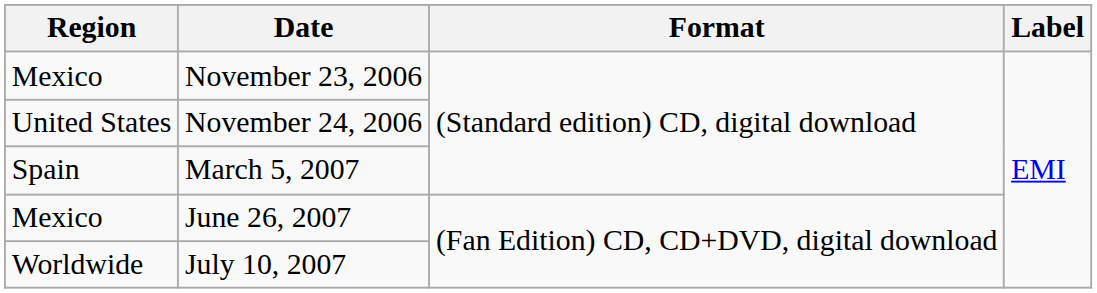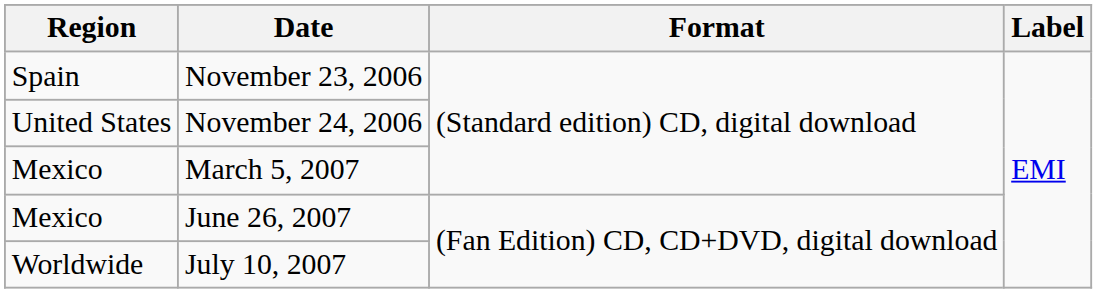(57, 75) Mexico -> (46, 75) Spain
(46, 169) Spain -> (57, 169) Mexico
